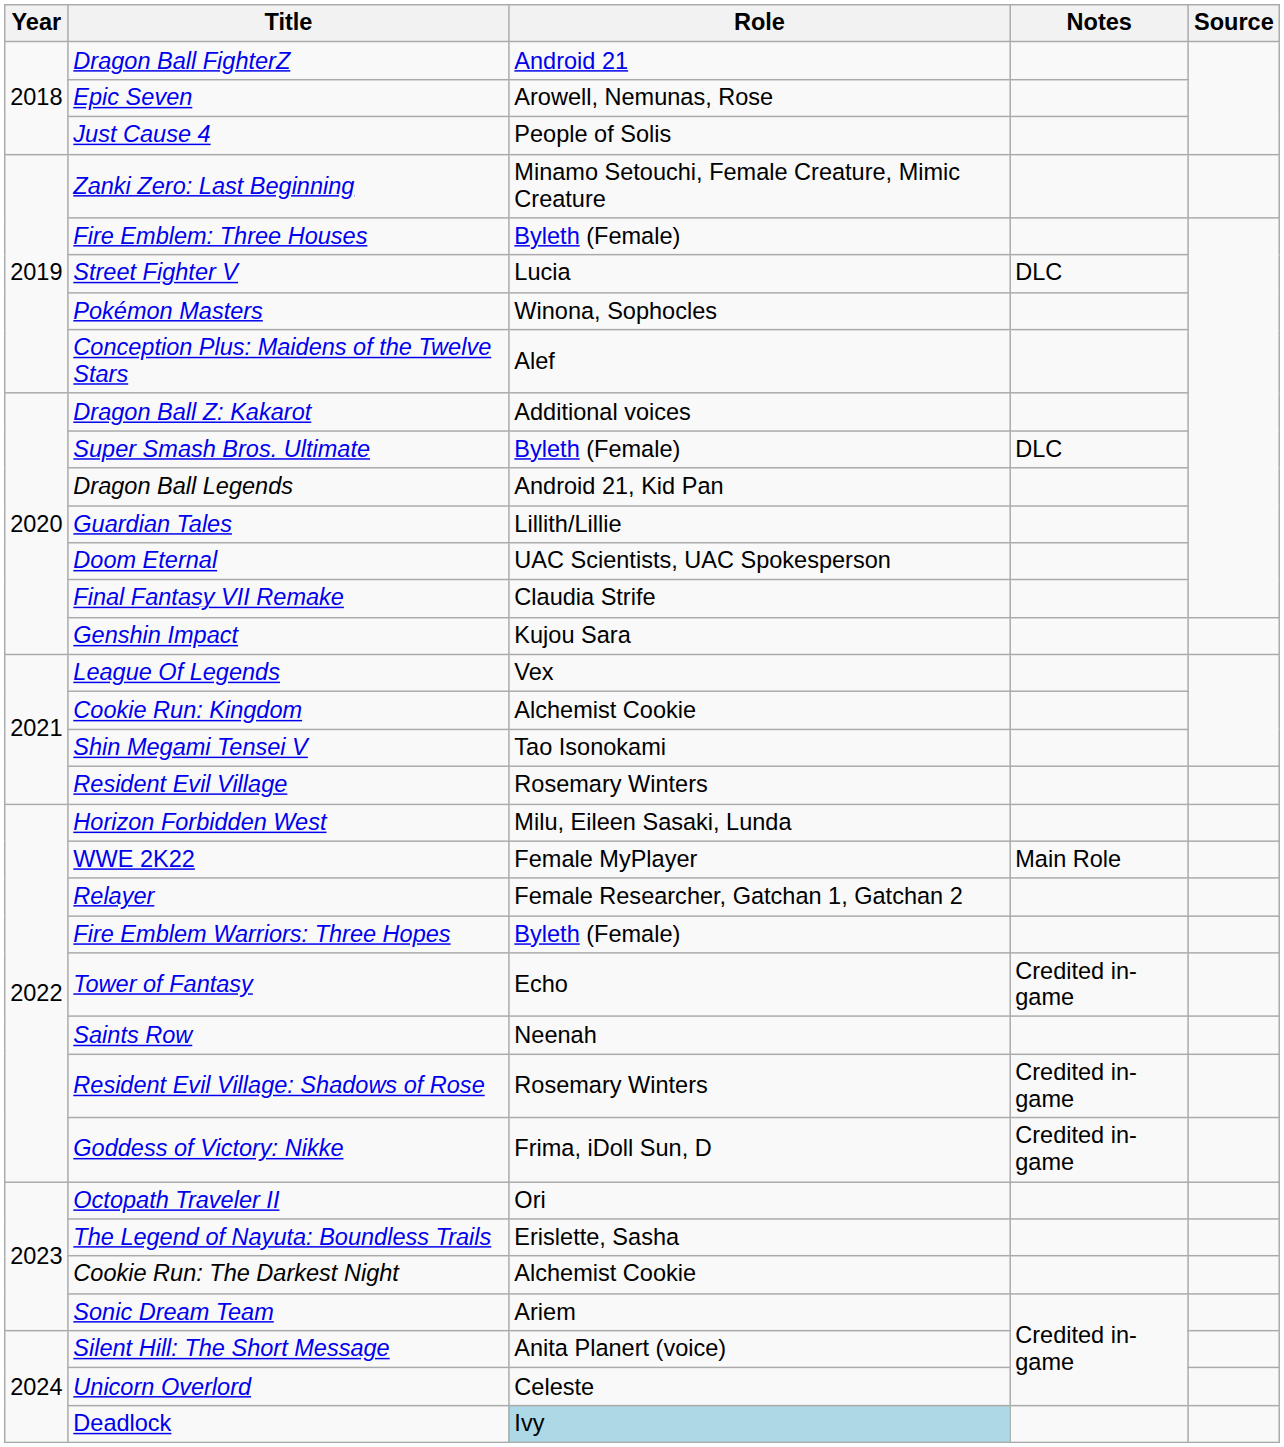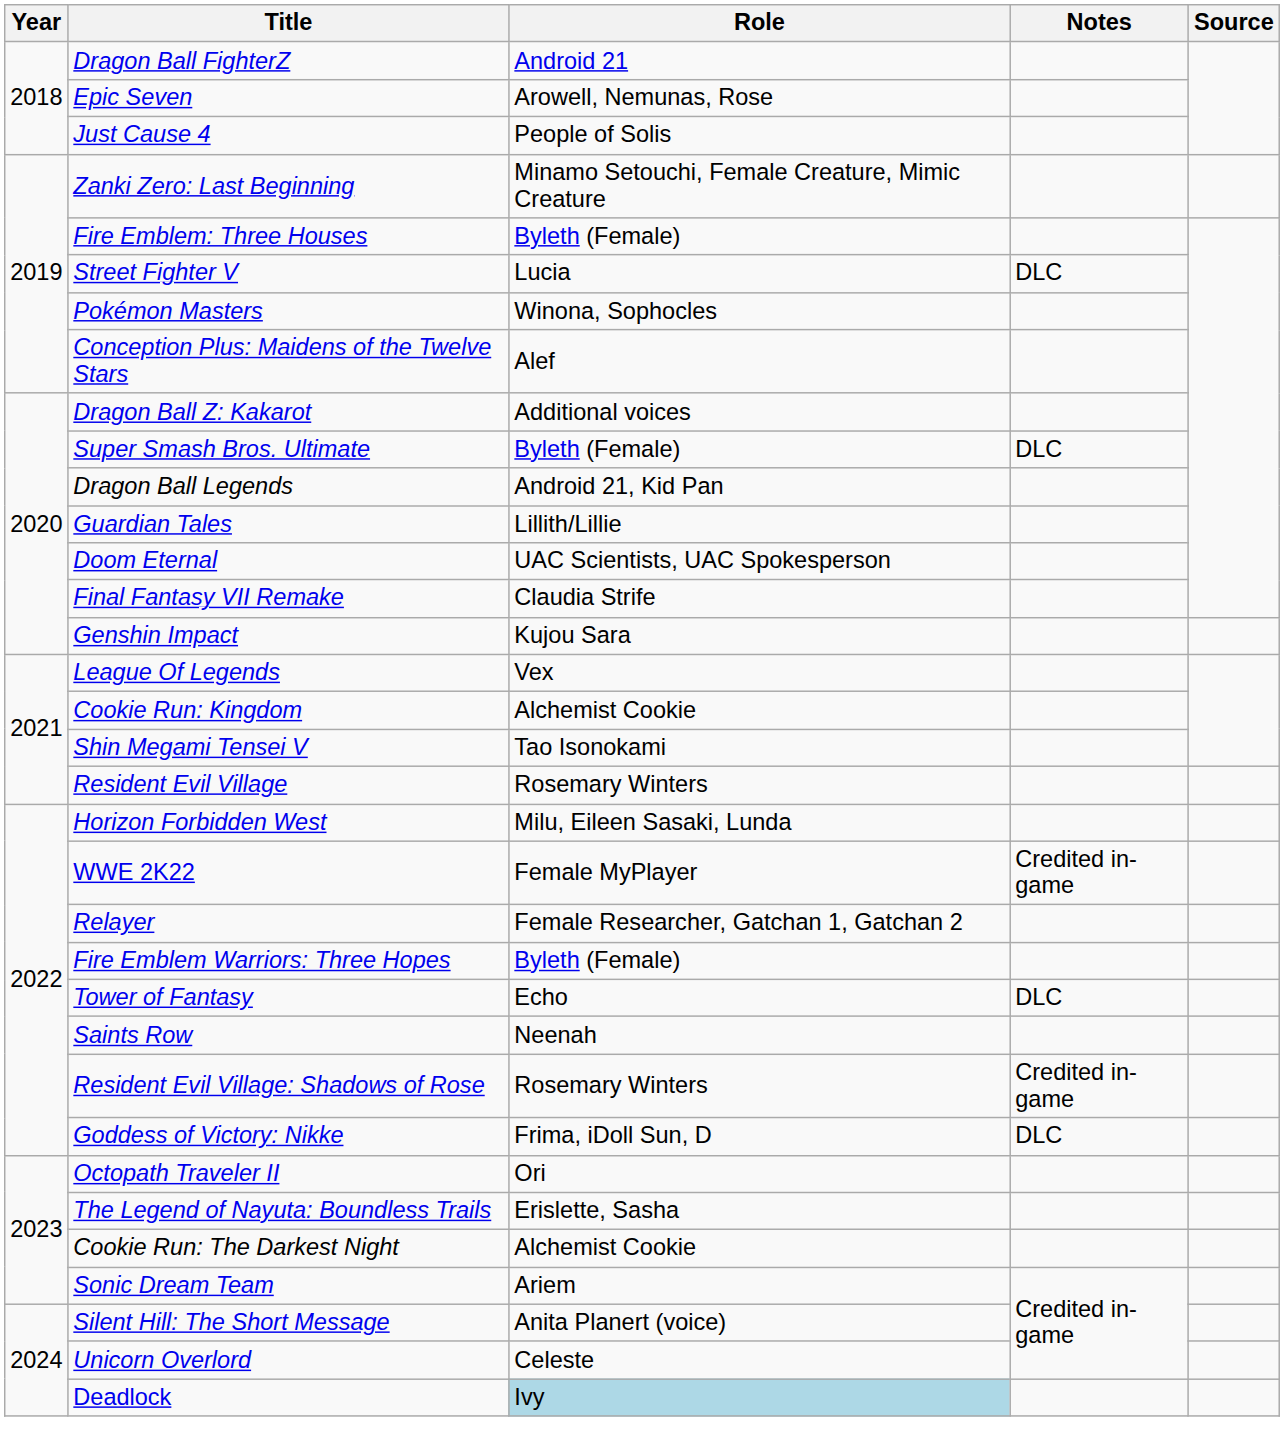(1068, 859) Main Role -> (1076, 872) Credited in-game
(1076, 984) Credited in-game -> (1039, 997) DLC
(1076, 1149) Credited in-game -> (1039, 1136) DLC
